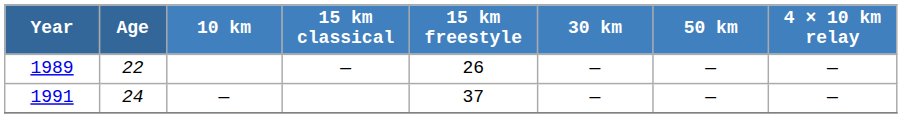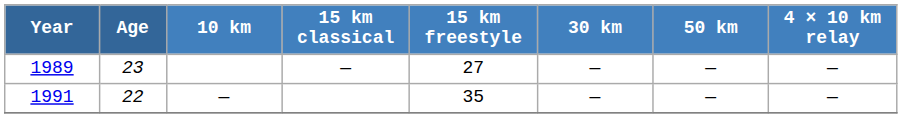(133, 69) 22 -> (133, 69) 23
(473, 69) 26 -> (473, 69) 27
(133, 98) 24 -> (133, 98) 22
(473, 98) 37 -> (473, 98) 35
